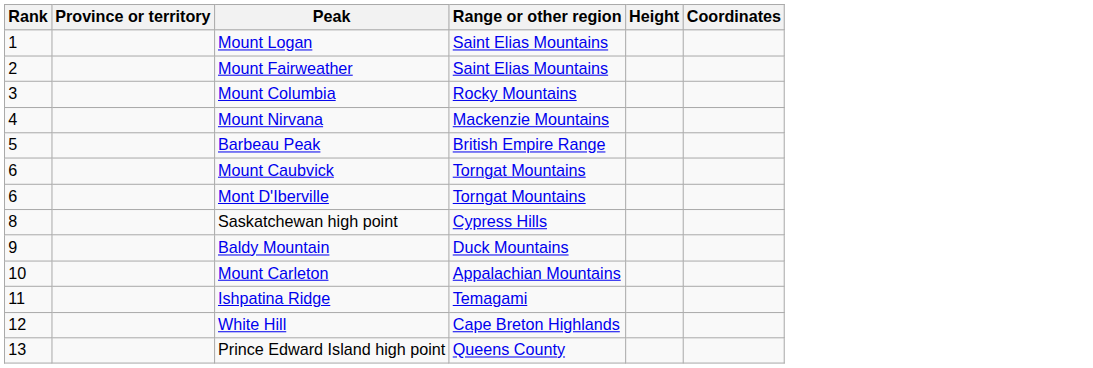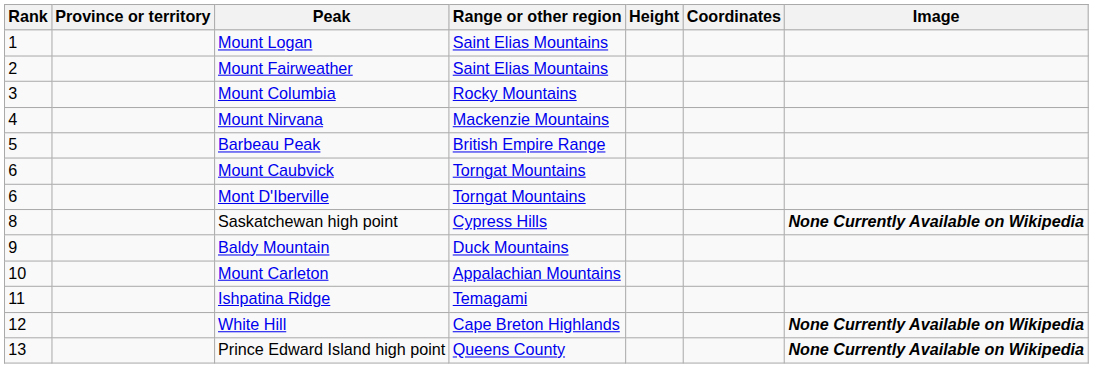+ column: (936, 17)
